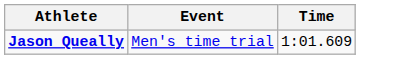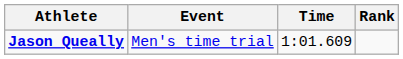+ column: (377, 17)
